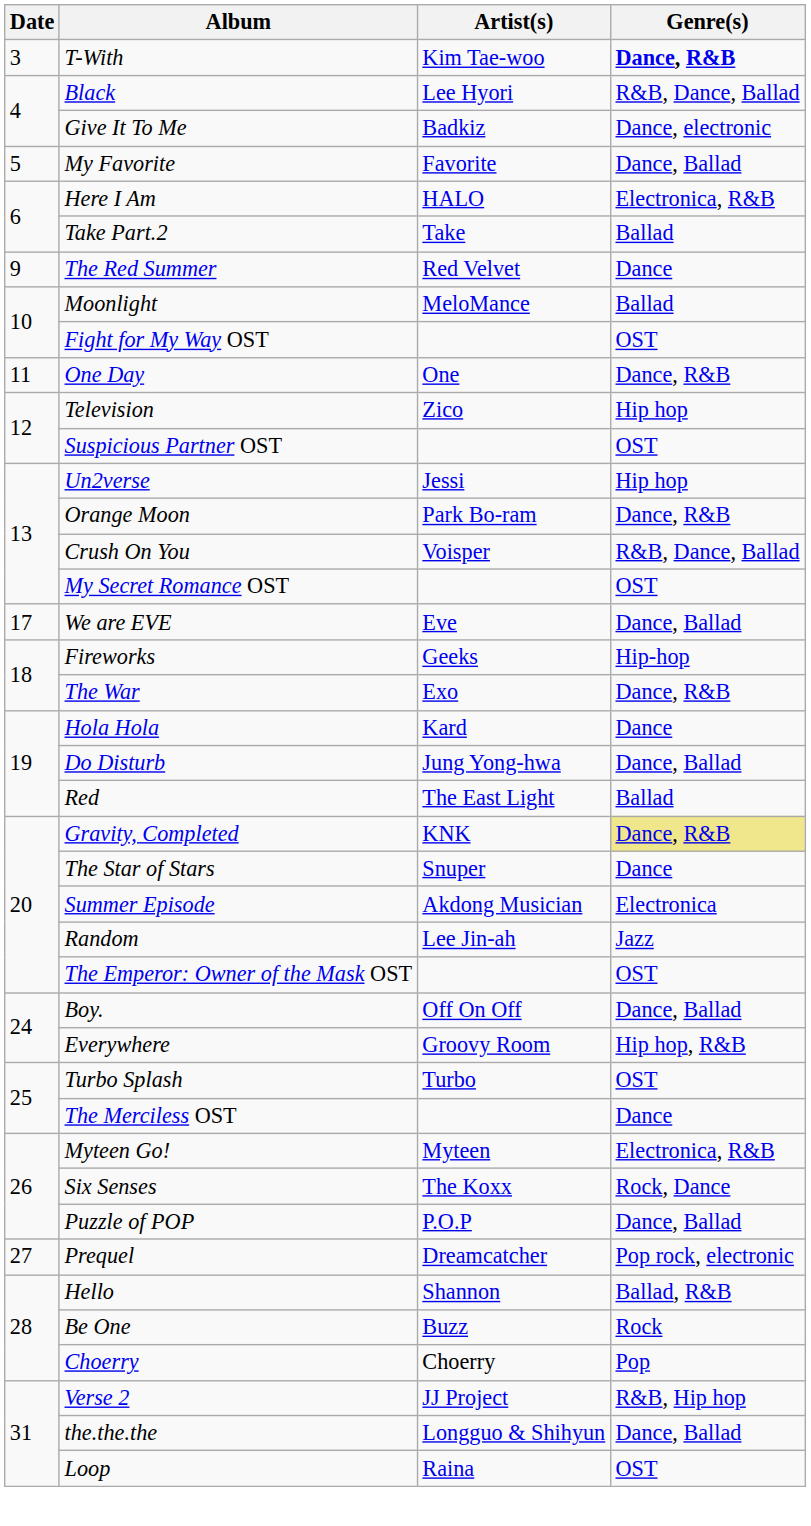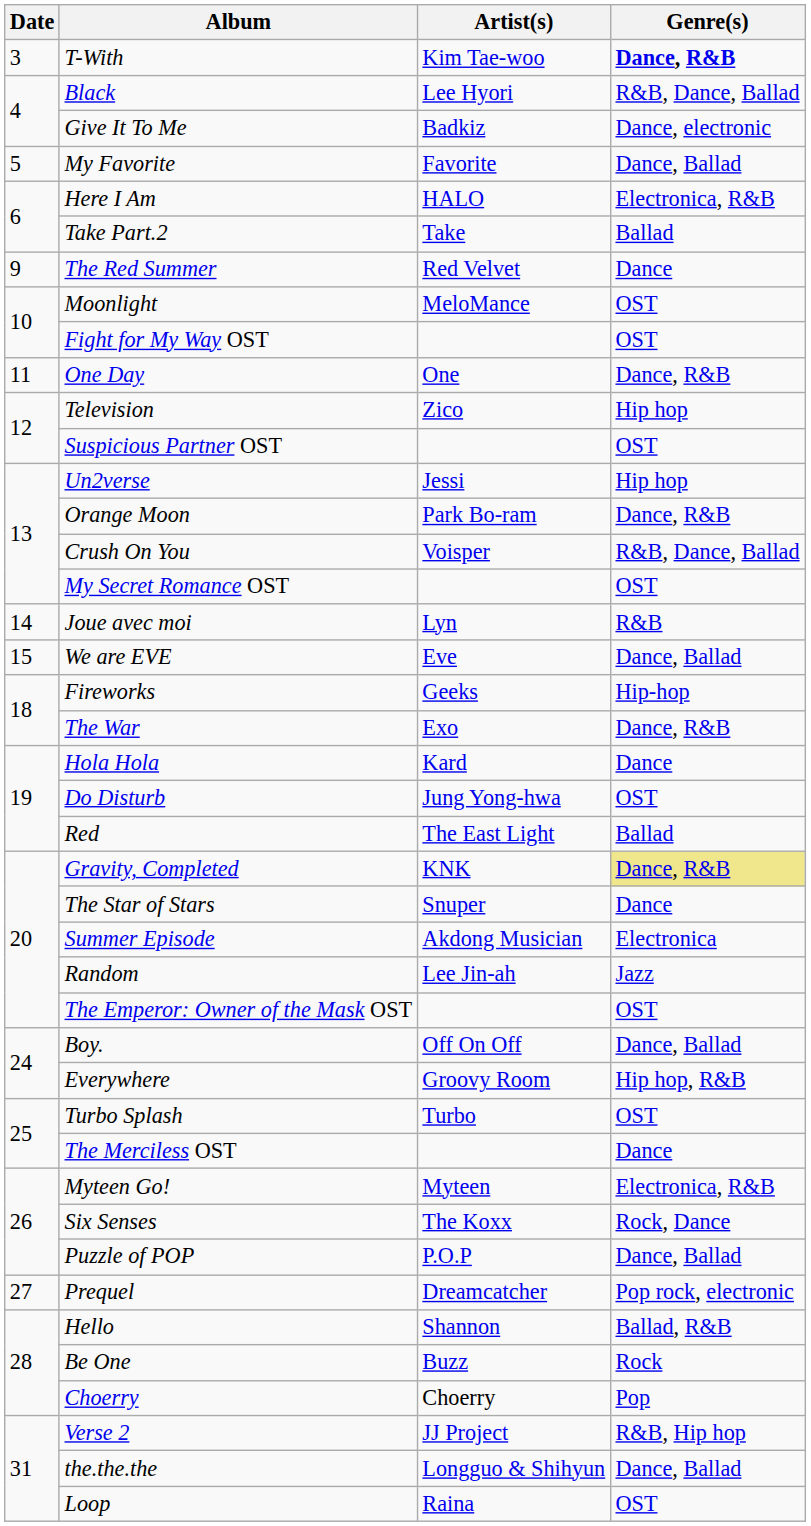(645, 304) Ballad -> (637, 304) OST
+ row: (128, 621)
(21, 621) 17 -> (21, 657) 15
(678, 762) Dance, Ballad -> (637, 798) OST
